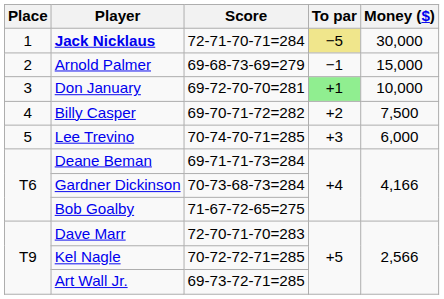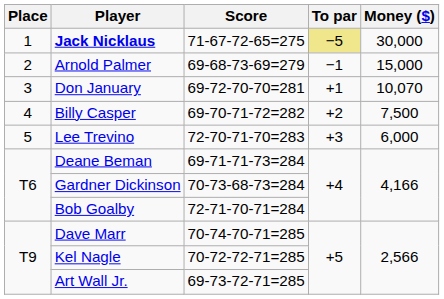(246, 40) 72-71-70-71=284 -> (246, 40) 71-67-72-65=275
(334, 88) lightgreen background -> (334, 88) no background
(399, 88) 10,000 -> (399, 88) 10,070
(246, 137) 70-74-70-71=285 -> (246, 137) 72-70-71-70=283
(246, 209) 71-67-72-65=275 -> (246, 209) 72-71-70-71=284
(246, 233) 72-70-71-70=283 -> (246, 233) 70-74-70-71=285
